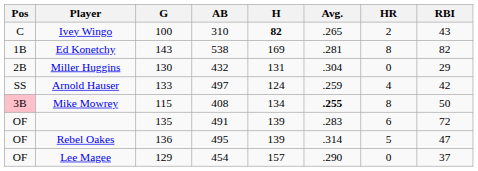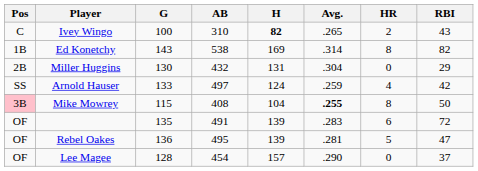(332, 49) .281 -> (332, 49) .314
(276, 103) 134 -> (276, 103) 104
(332, 139) .314 -> (332, 139) .281
(164, 157) 129 -> (164, 157) 128
